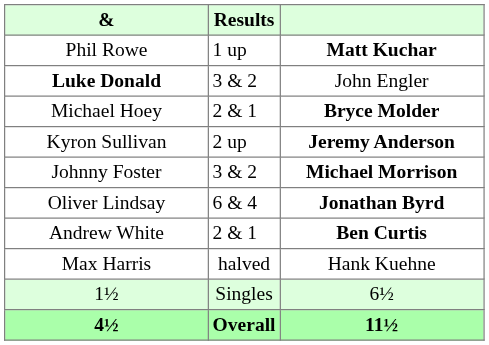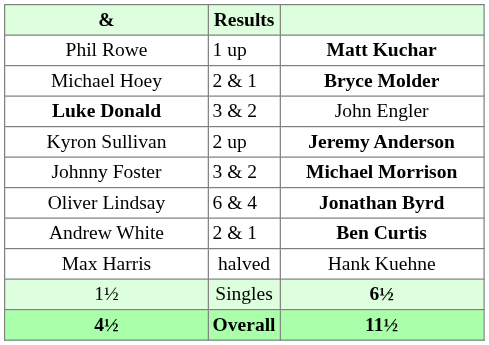rows swapped: (106, 80) <-> (106, 111)
(382, 294) normal -> (382, 294) bold
